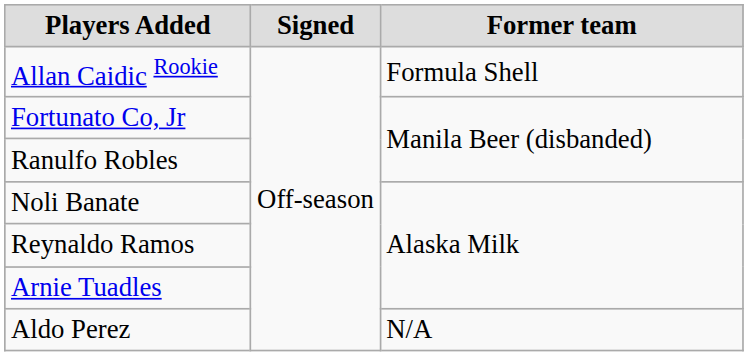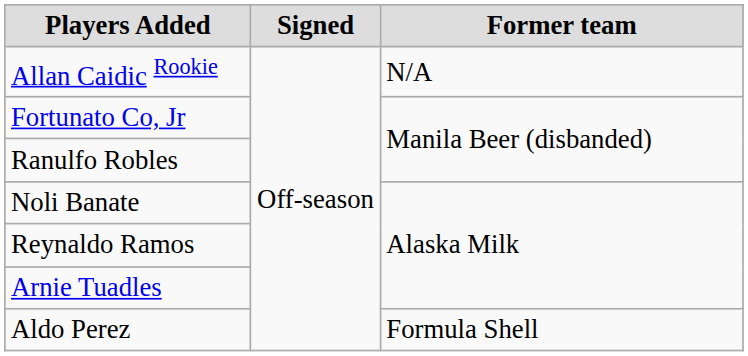(462, 71) Formula Shell -> (409, 71) N/A
(409, 329) N/A -> (462, 329) Formula Shell
